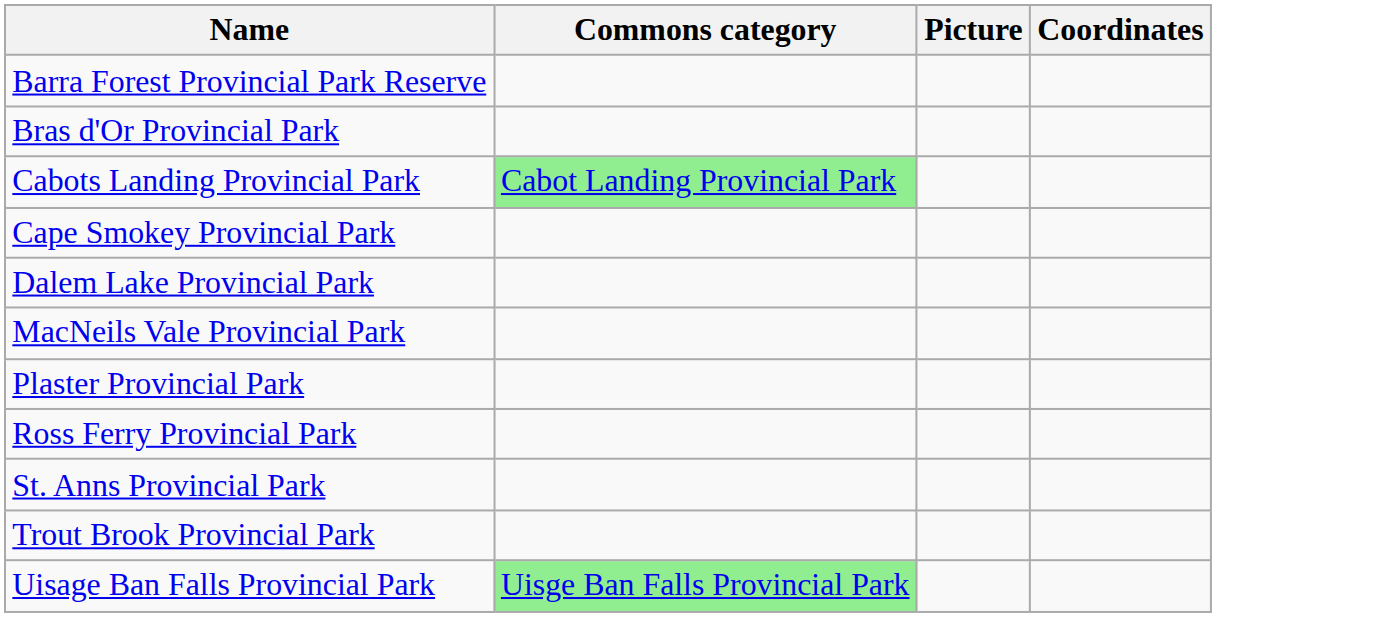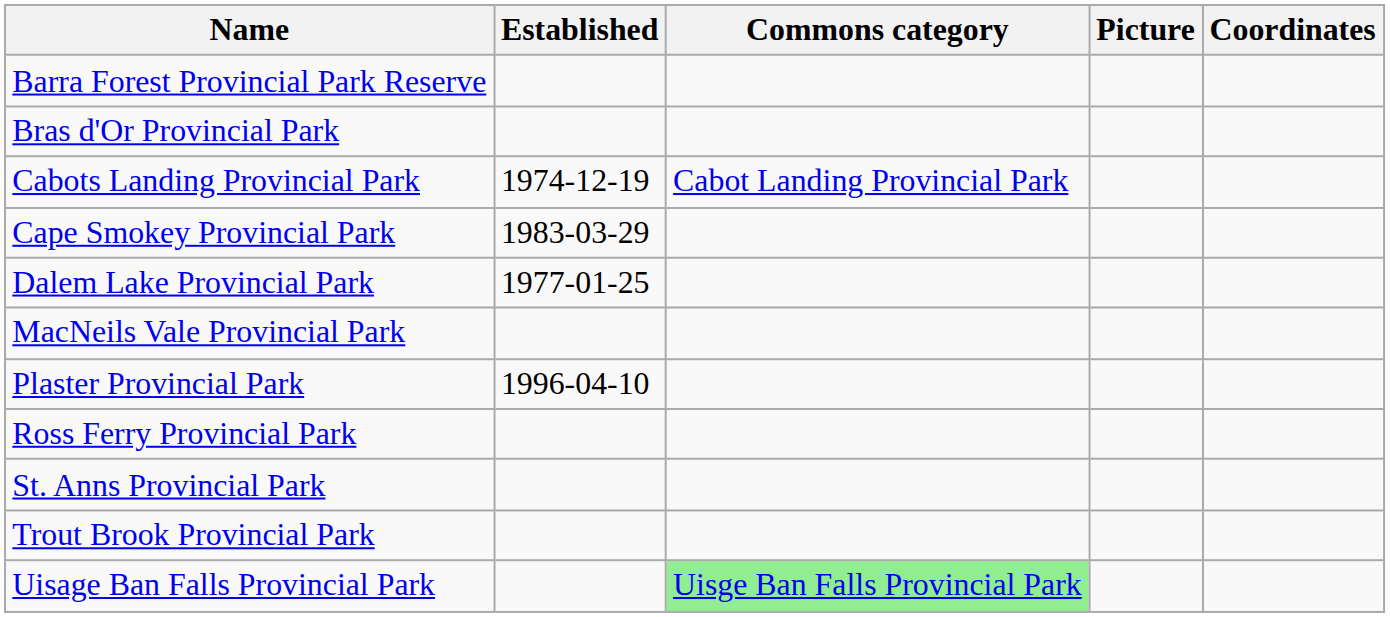+ column: (580, 29)
(699, 181) lightgreen background -> (871, 181) no background
